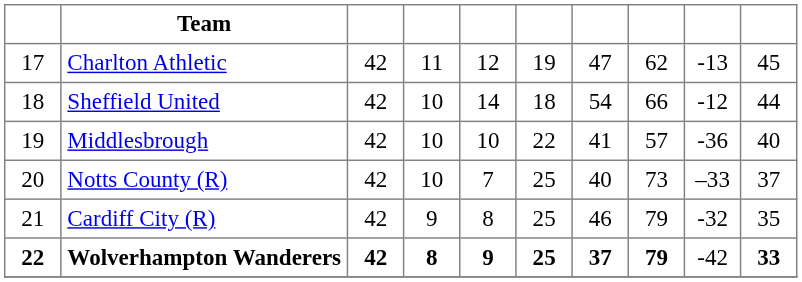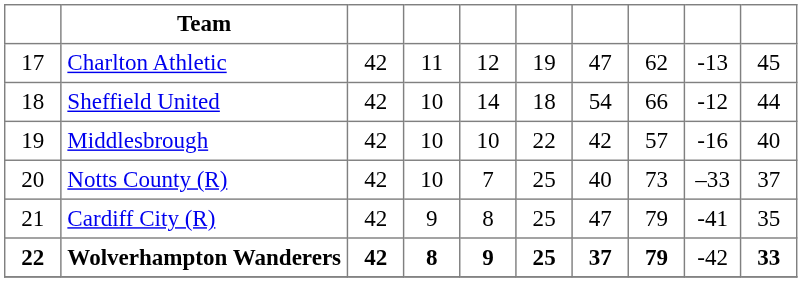(600, 140) 41 -> (600, 140) 42
(713, 140) -36 -> (713, 140) -16
(600, 218) 46 -> (600, 218) 47
(713, 218) -32 -> (713, 218) -41
